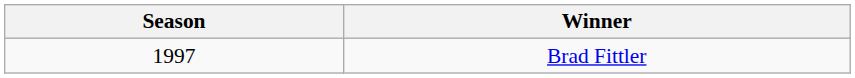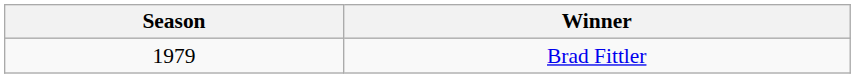(174, 55) 1997 -> (174, 55) 1979
